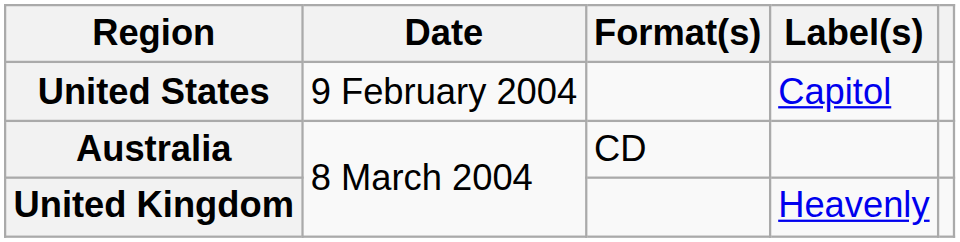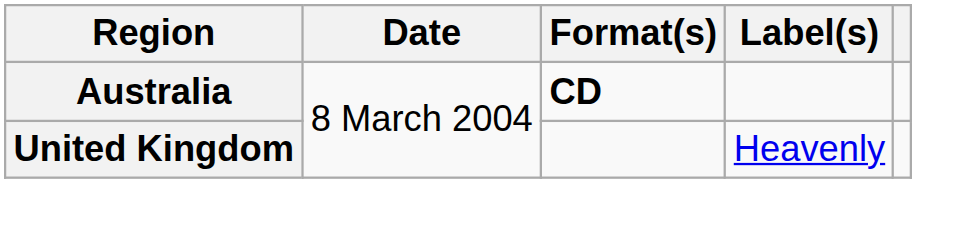- row: (154, 90)
(620, 148) normal -> (576, 90) bold
